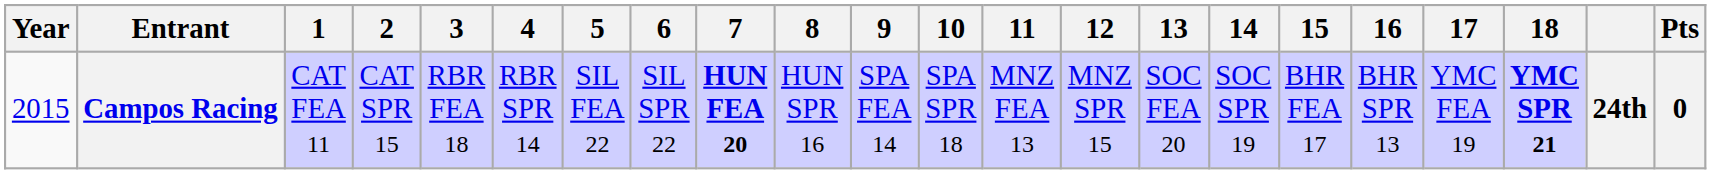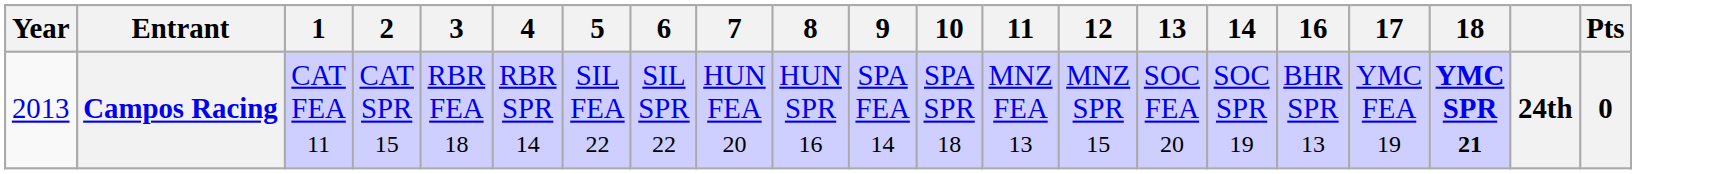- column: (1315, 27)
(41, 109) 2015 -> (41, 109) 2013
(735, 109) bold -> (734, 108) normal
